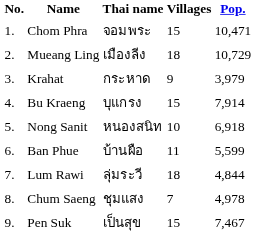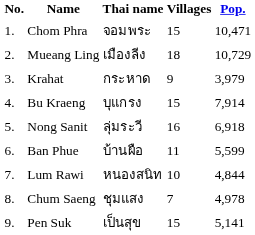(132, 126) หนองสนิท -> (123, 126) ลุ่มระวี
(173, 126) 10 -> (173, 126) 16
(123, 175) ลุ่มระวี -> (132, 175) หนองสนิท
(173, 174) 18 -> (173, 174) 10
(230, 222) 7,467 -> (230, 222) 5,141
